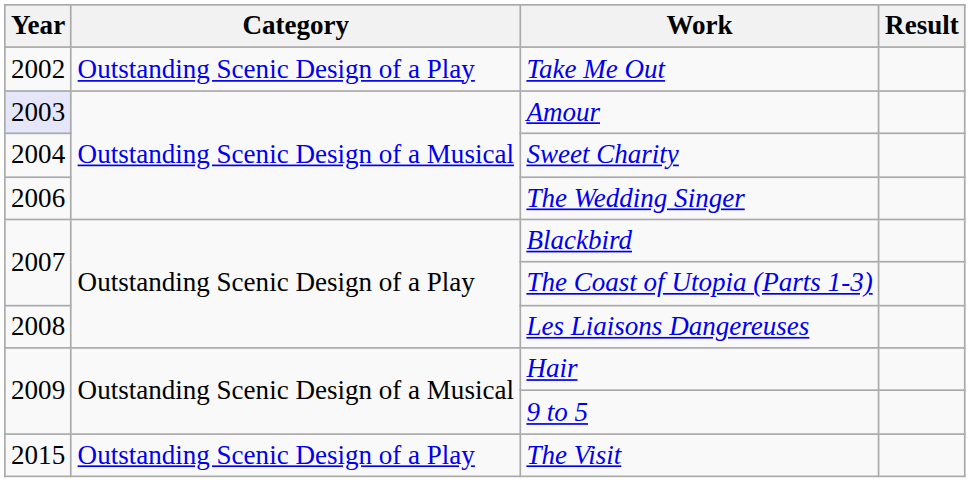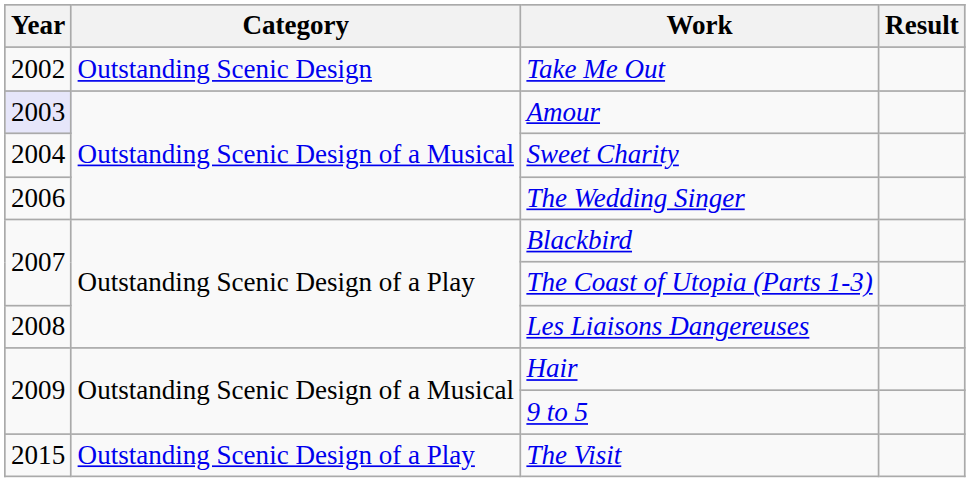(276, 68) Outstanding Scenic Design of a Play -> (225, 68) Outstanding Scenic Design
